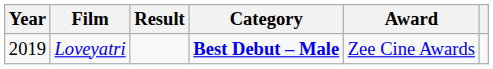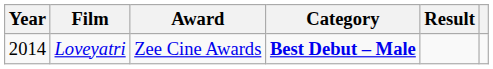columns swapped: (411, 19) <-> (159, 19)
(27, 48) 2019 -> (27, 48) 2014
